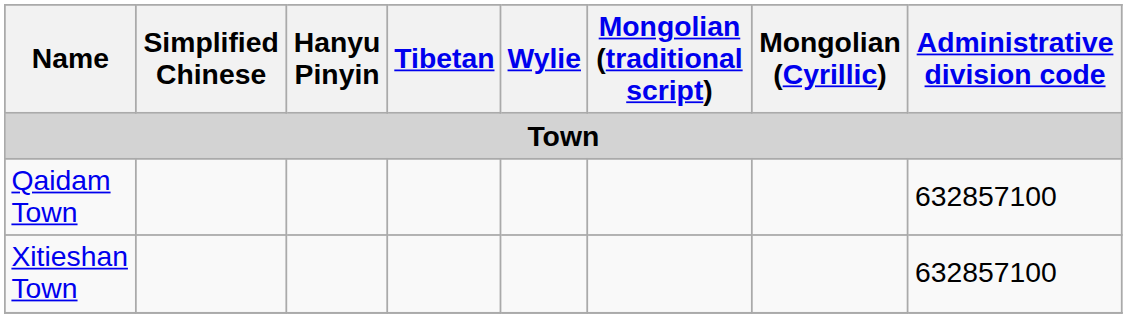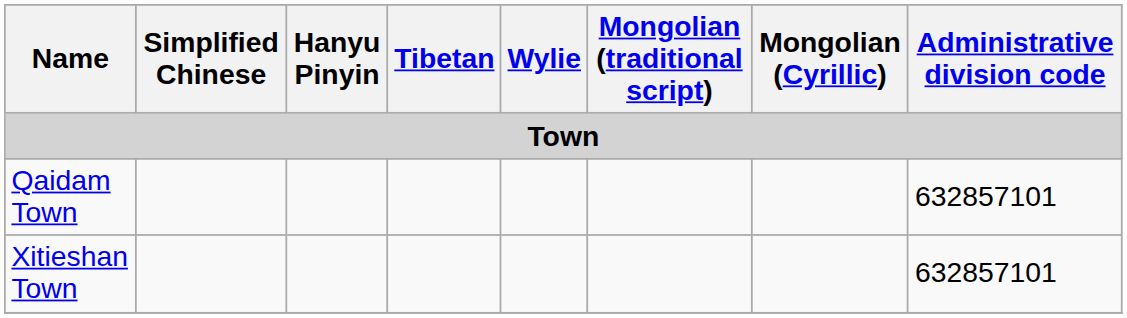(986, 196) 632857100 -> (986, 196) 632857101
(986, 273) 632857100 -> (986, 273) 632857101
